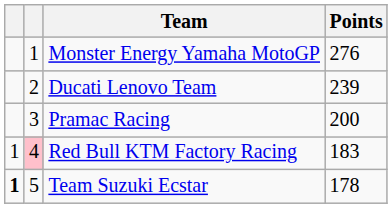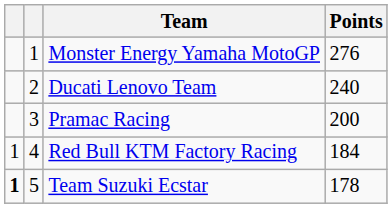(344, 86) 239 -> (344, 86) 240
(34, 152) pink background -> (34, 152) no background
(344, 152) 183 -> (344, 152) 184
